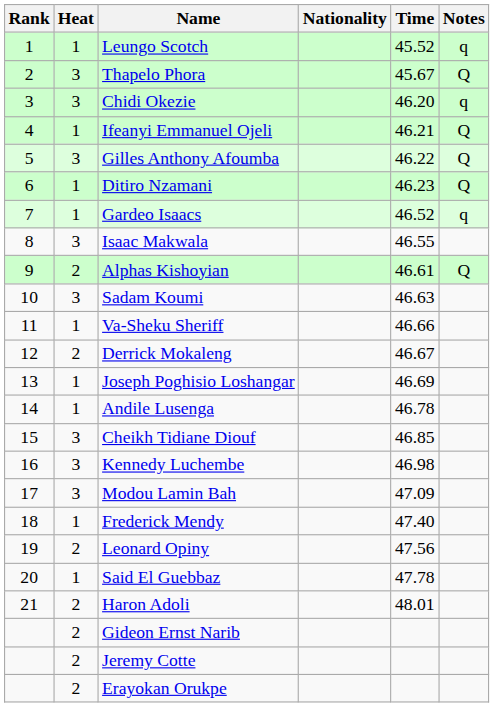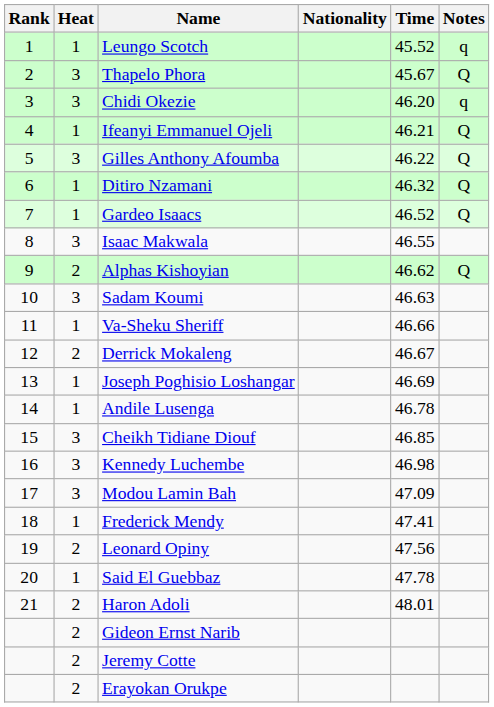(415, 185) 46.23 -> (415, 185) 46.32
(464, 213) q -> (464, 213) Q
(415, 269) 46.61 -> (415, 269) 46.62
(415, 520) 47.40 -> (415, 520) 47.41
